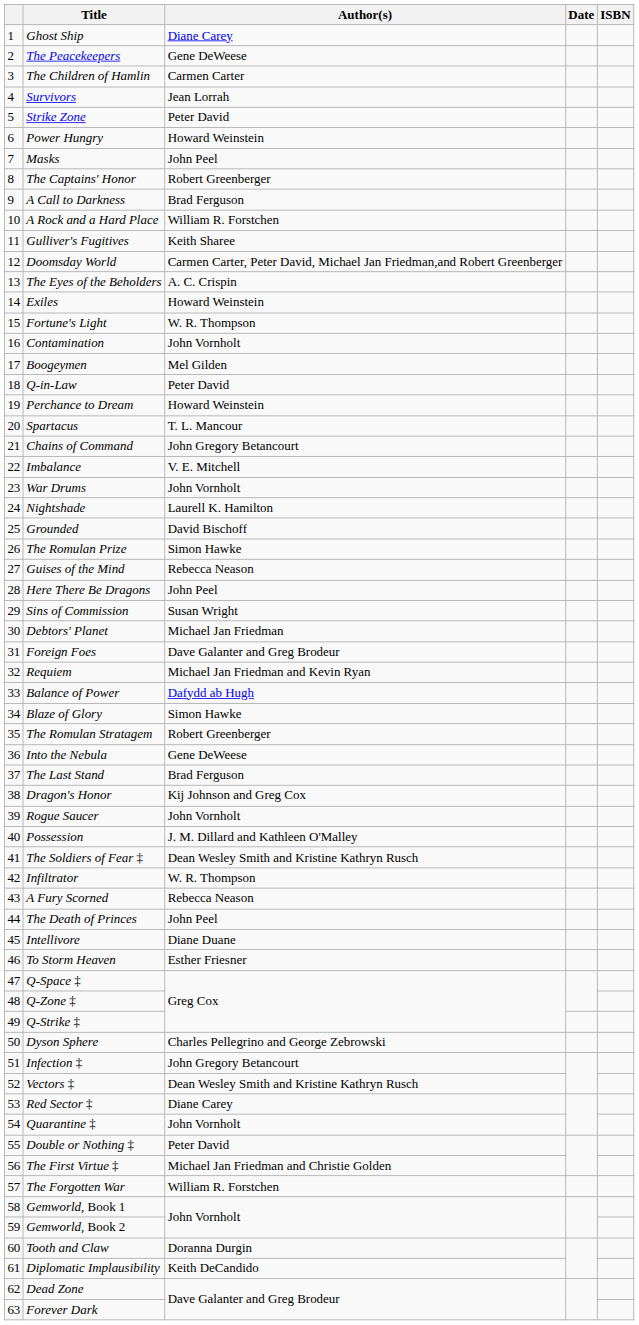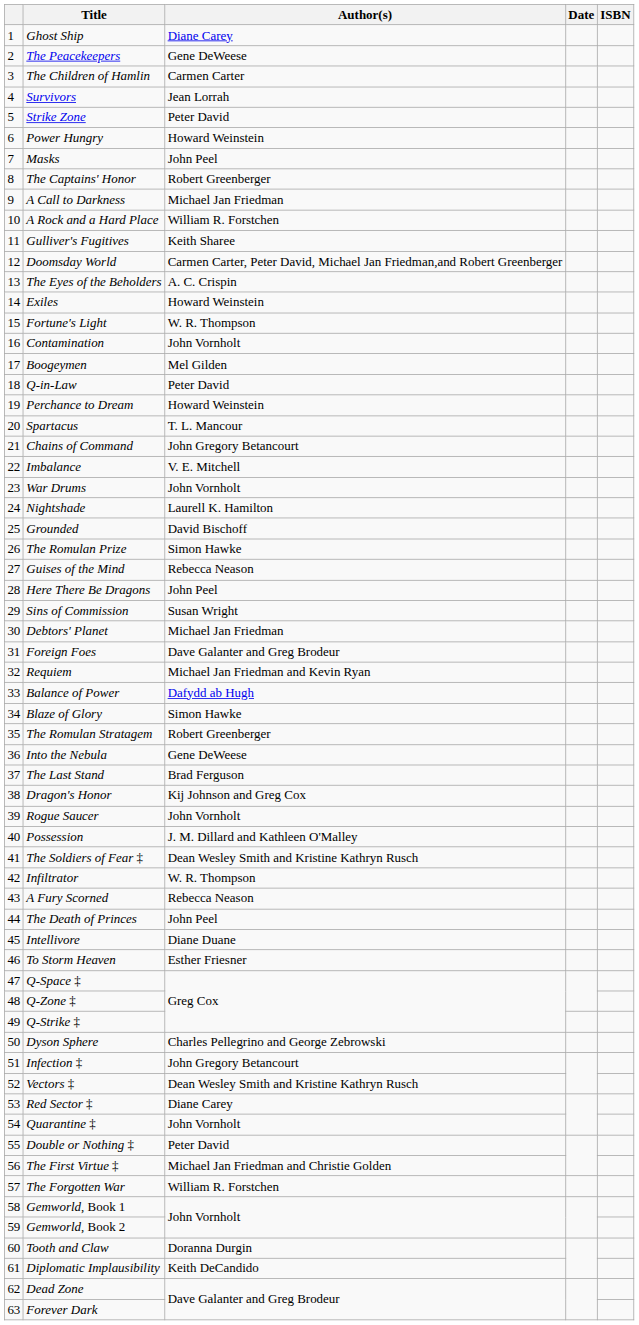(206, 199) Brad Ferguson -> (226, 199) Michael Jan Friedman
